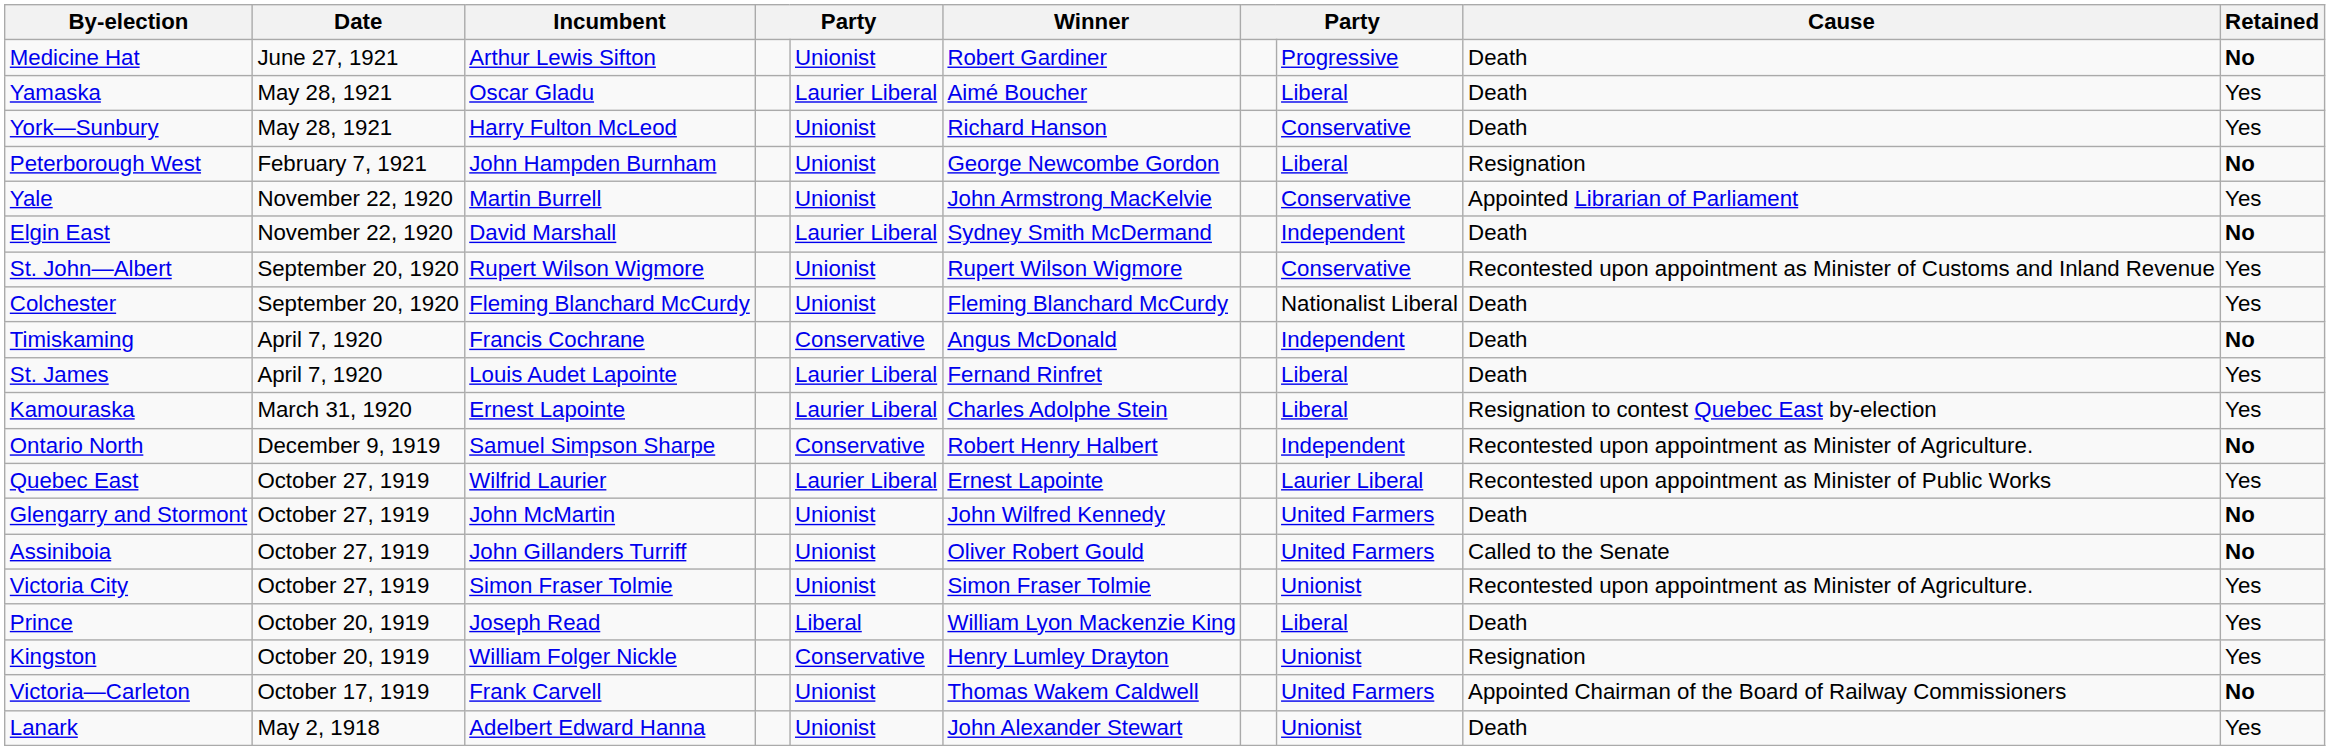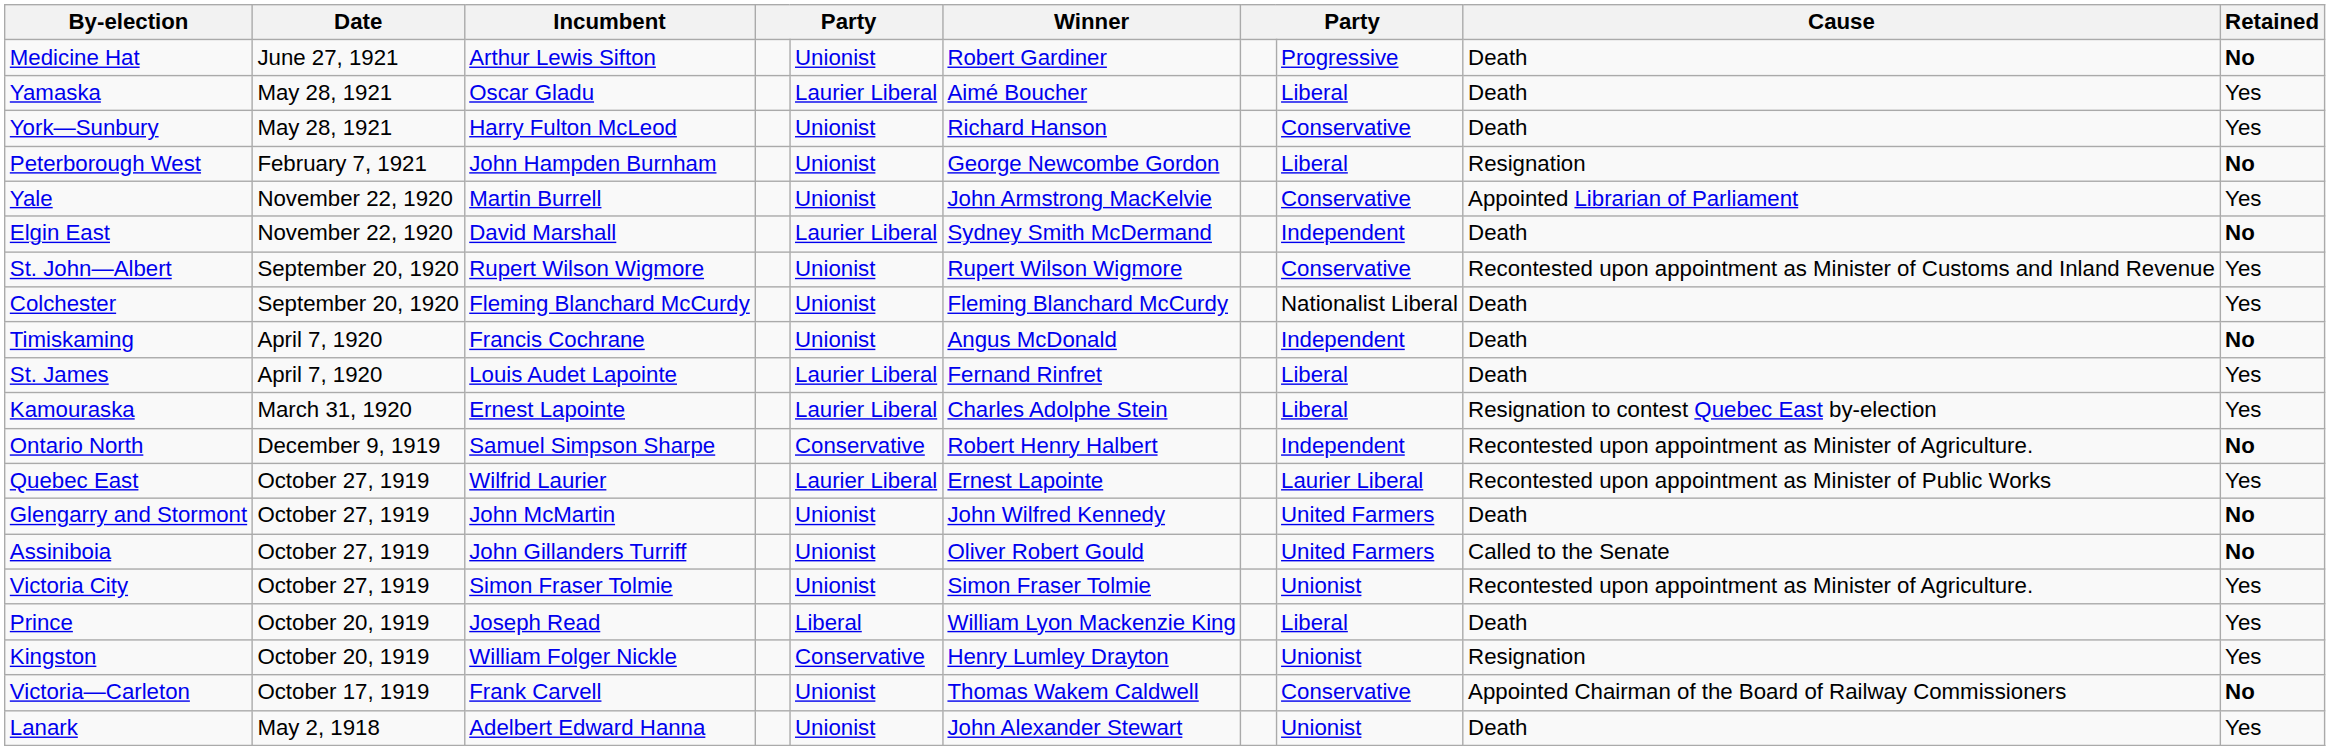(860, 339) Conservative -> (835, 339) Unionist
(1358, 692) United Farmers -> (1346, 692) Conservative
